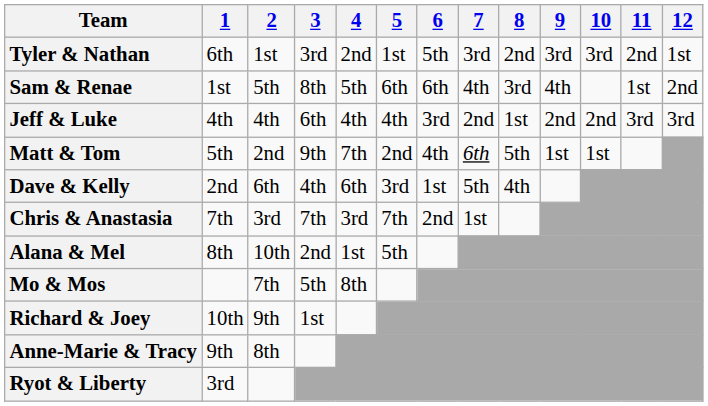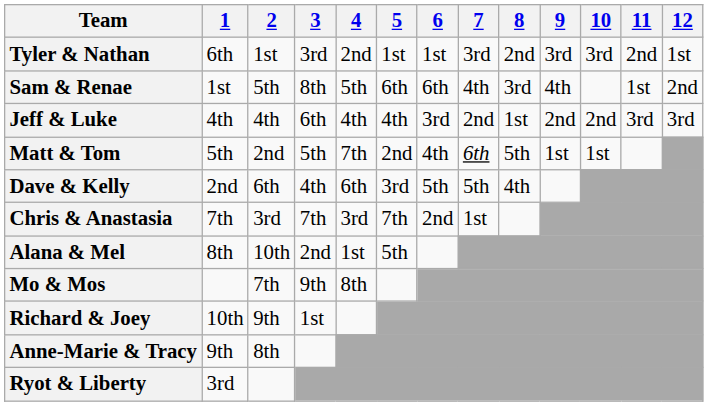(435, 53) 5th -> (434, 53) 1st
(313, 152) 9th -> (313, 152) 5th
(434, 185) 1st -> (435, 185) 5th
(313, 284) 5th -> (313, 284) 9th
